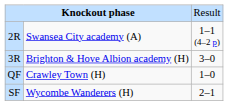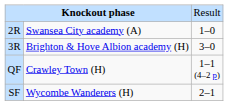(207, 36) 1–1 (4–2 p) -> (207, 30) 1–0
(207, 75) 1–0 -> (207, 69) 1–1 (4–2 p)
